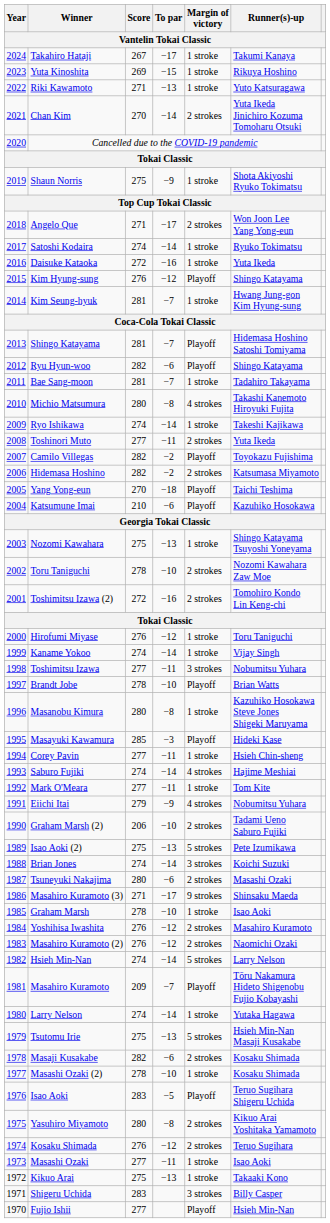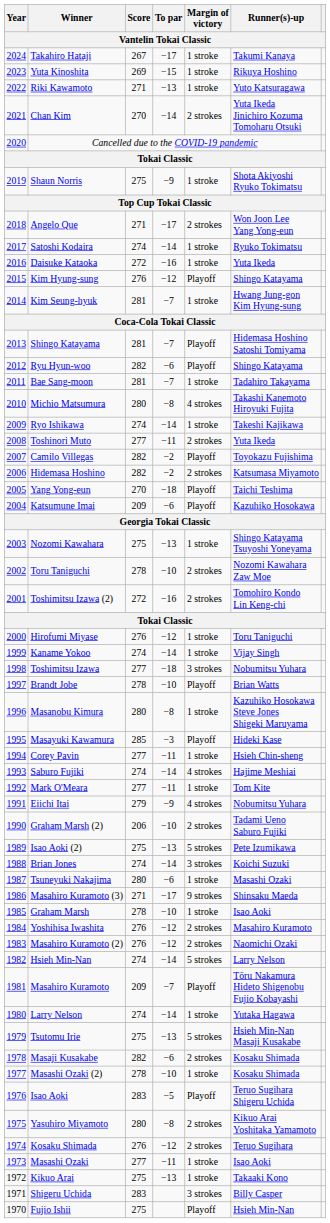(139, 505) 210 -> (139, 505) 209
(169, 668) −11 -> (169, 668) −18
(204, 879) 2 strokes -> (202, 879) 1 stroke
(139, 1210) 277 -> (139, 1210) 275
